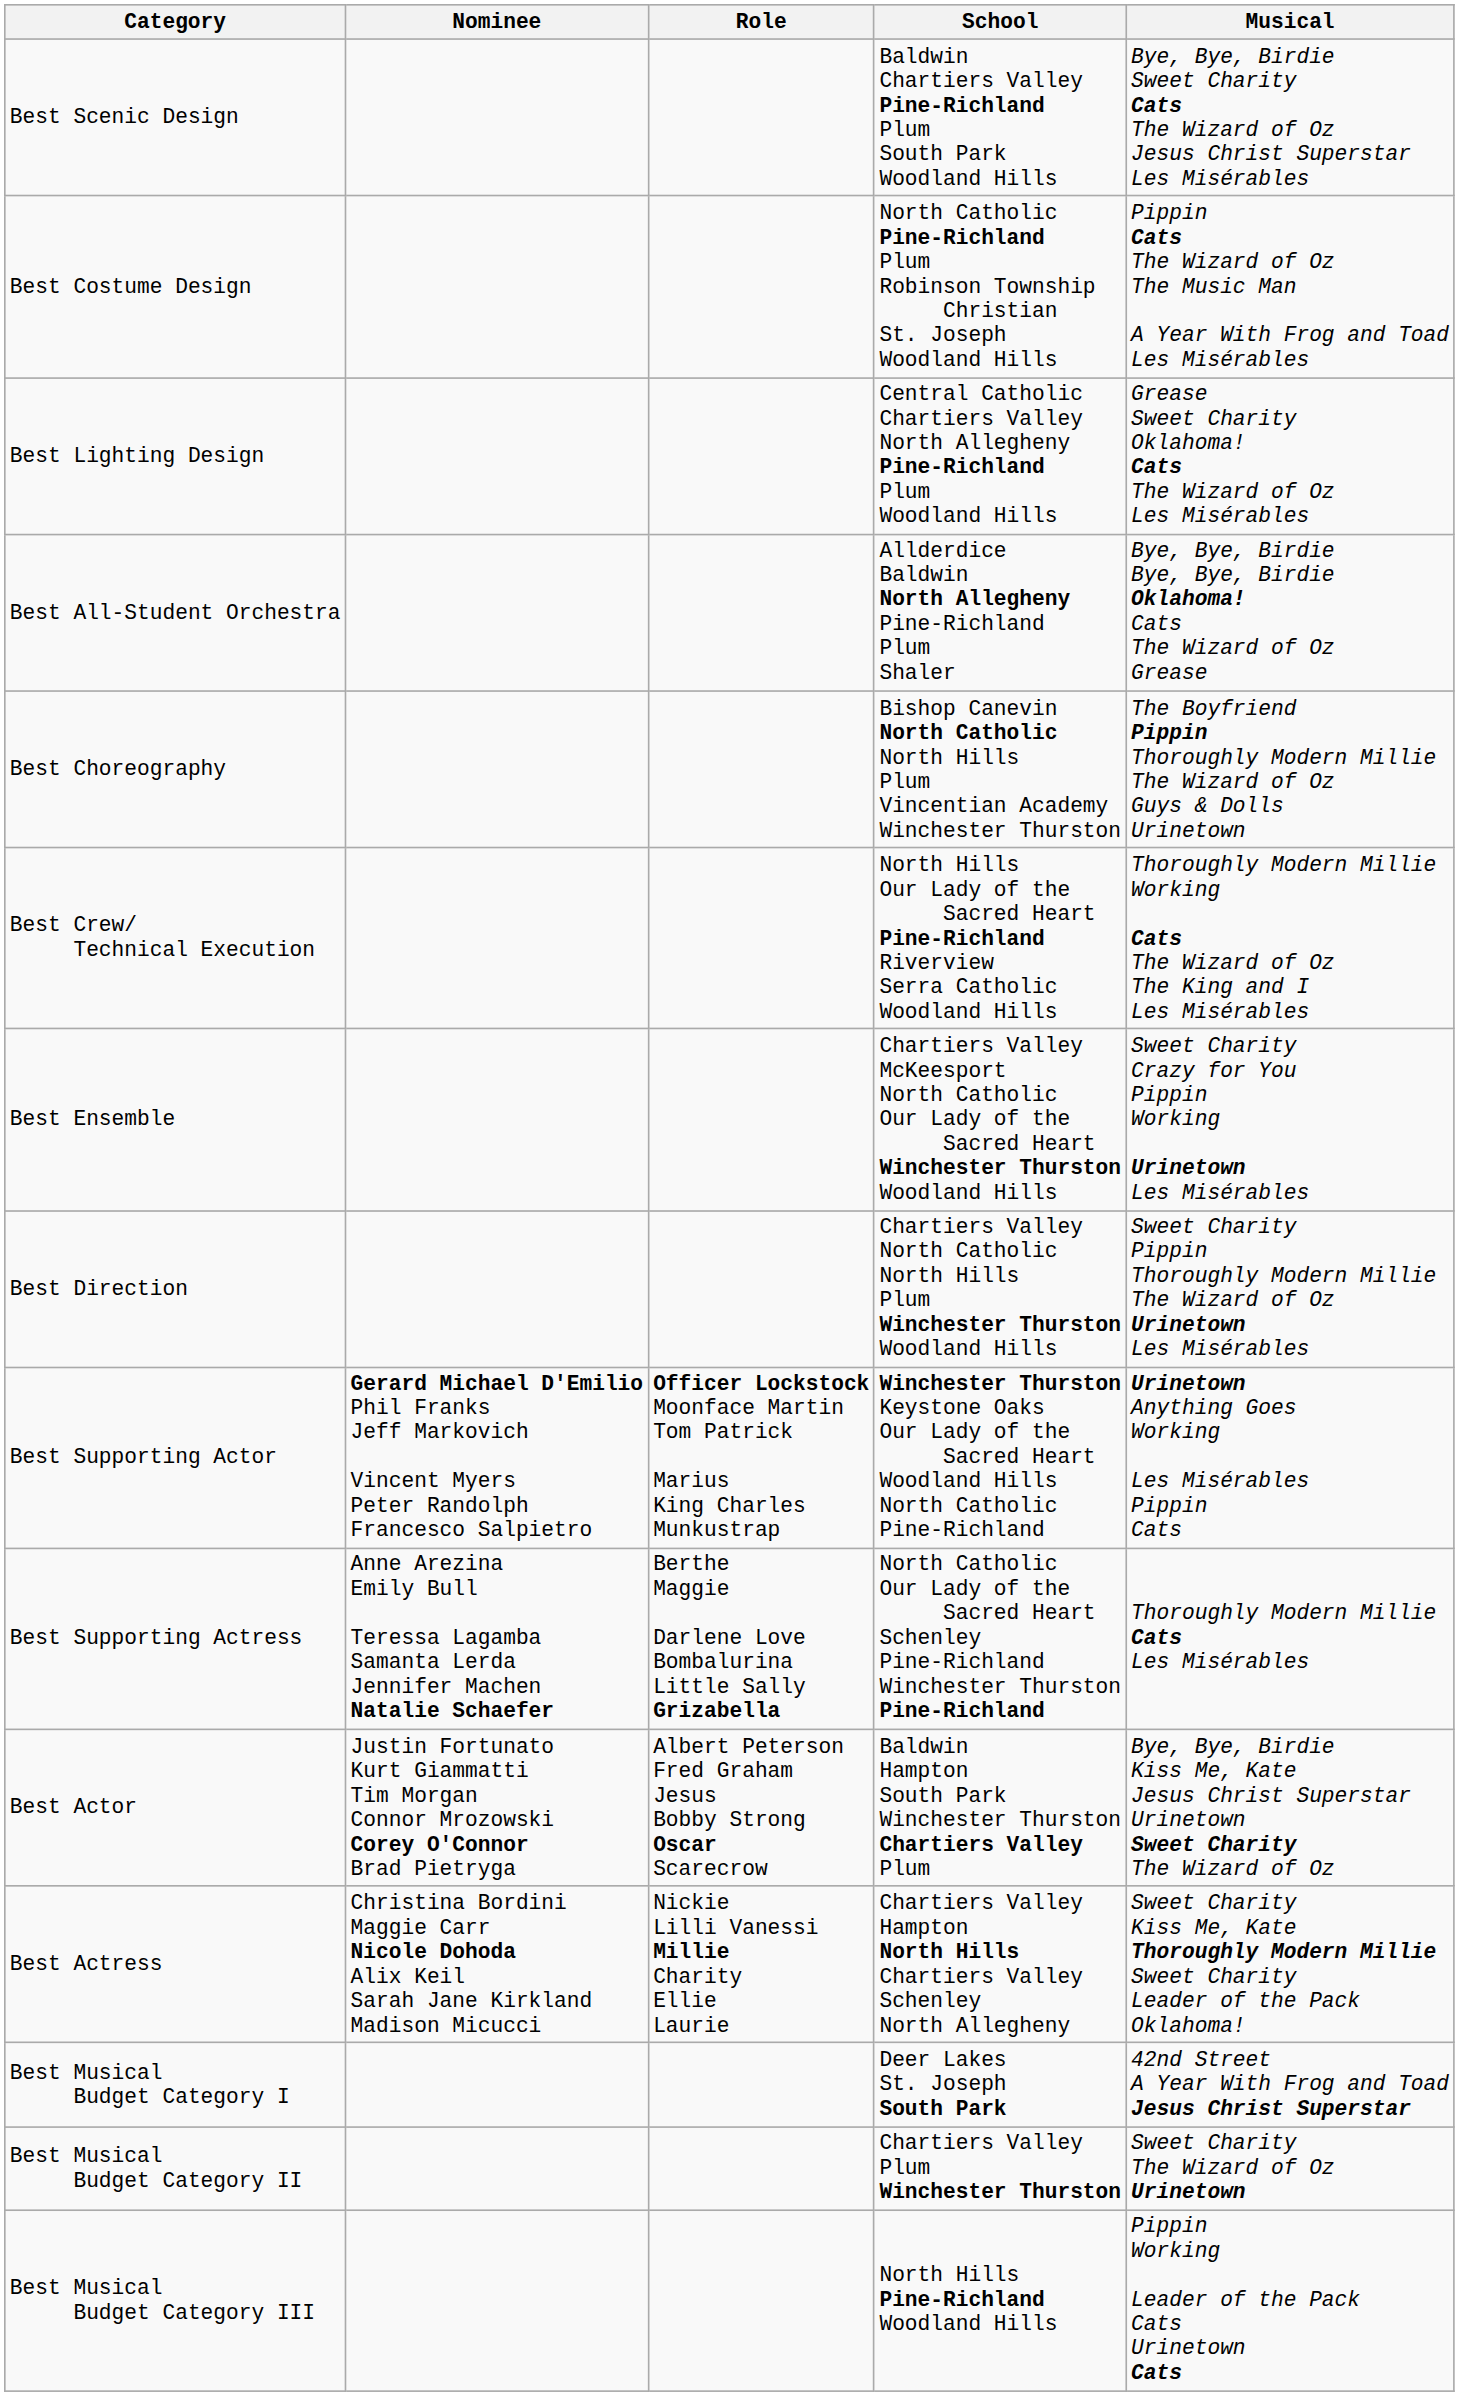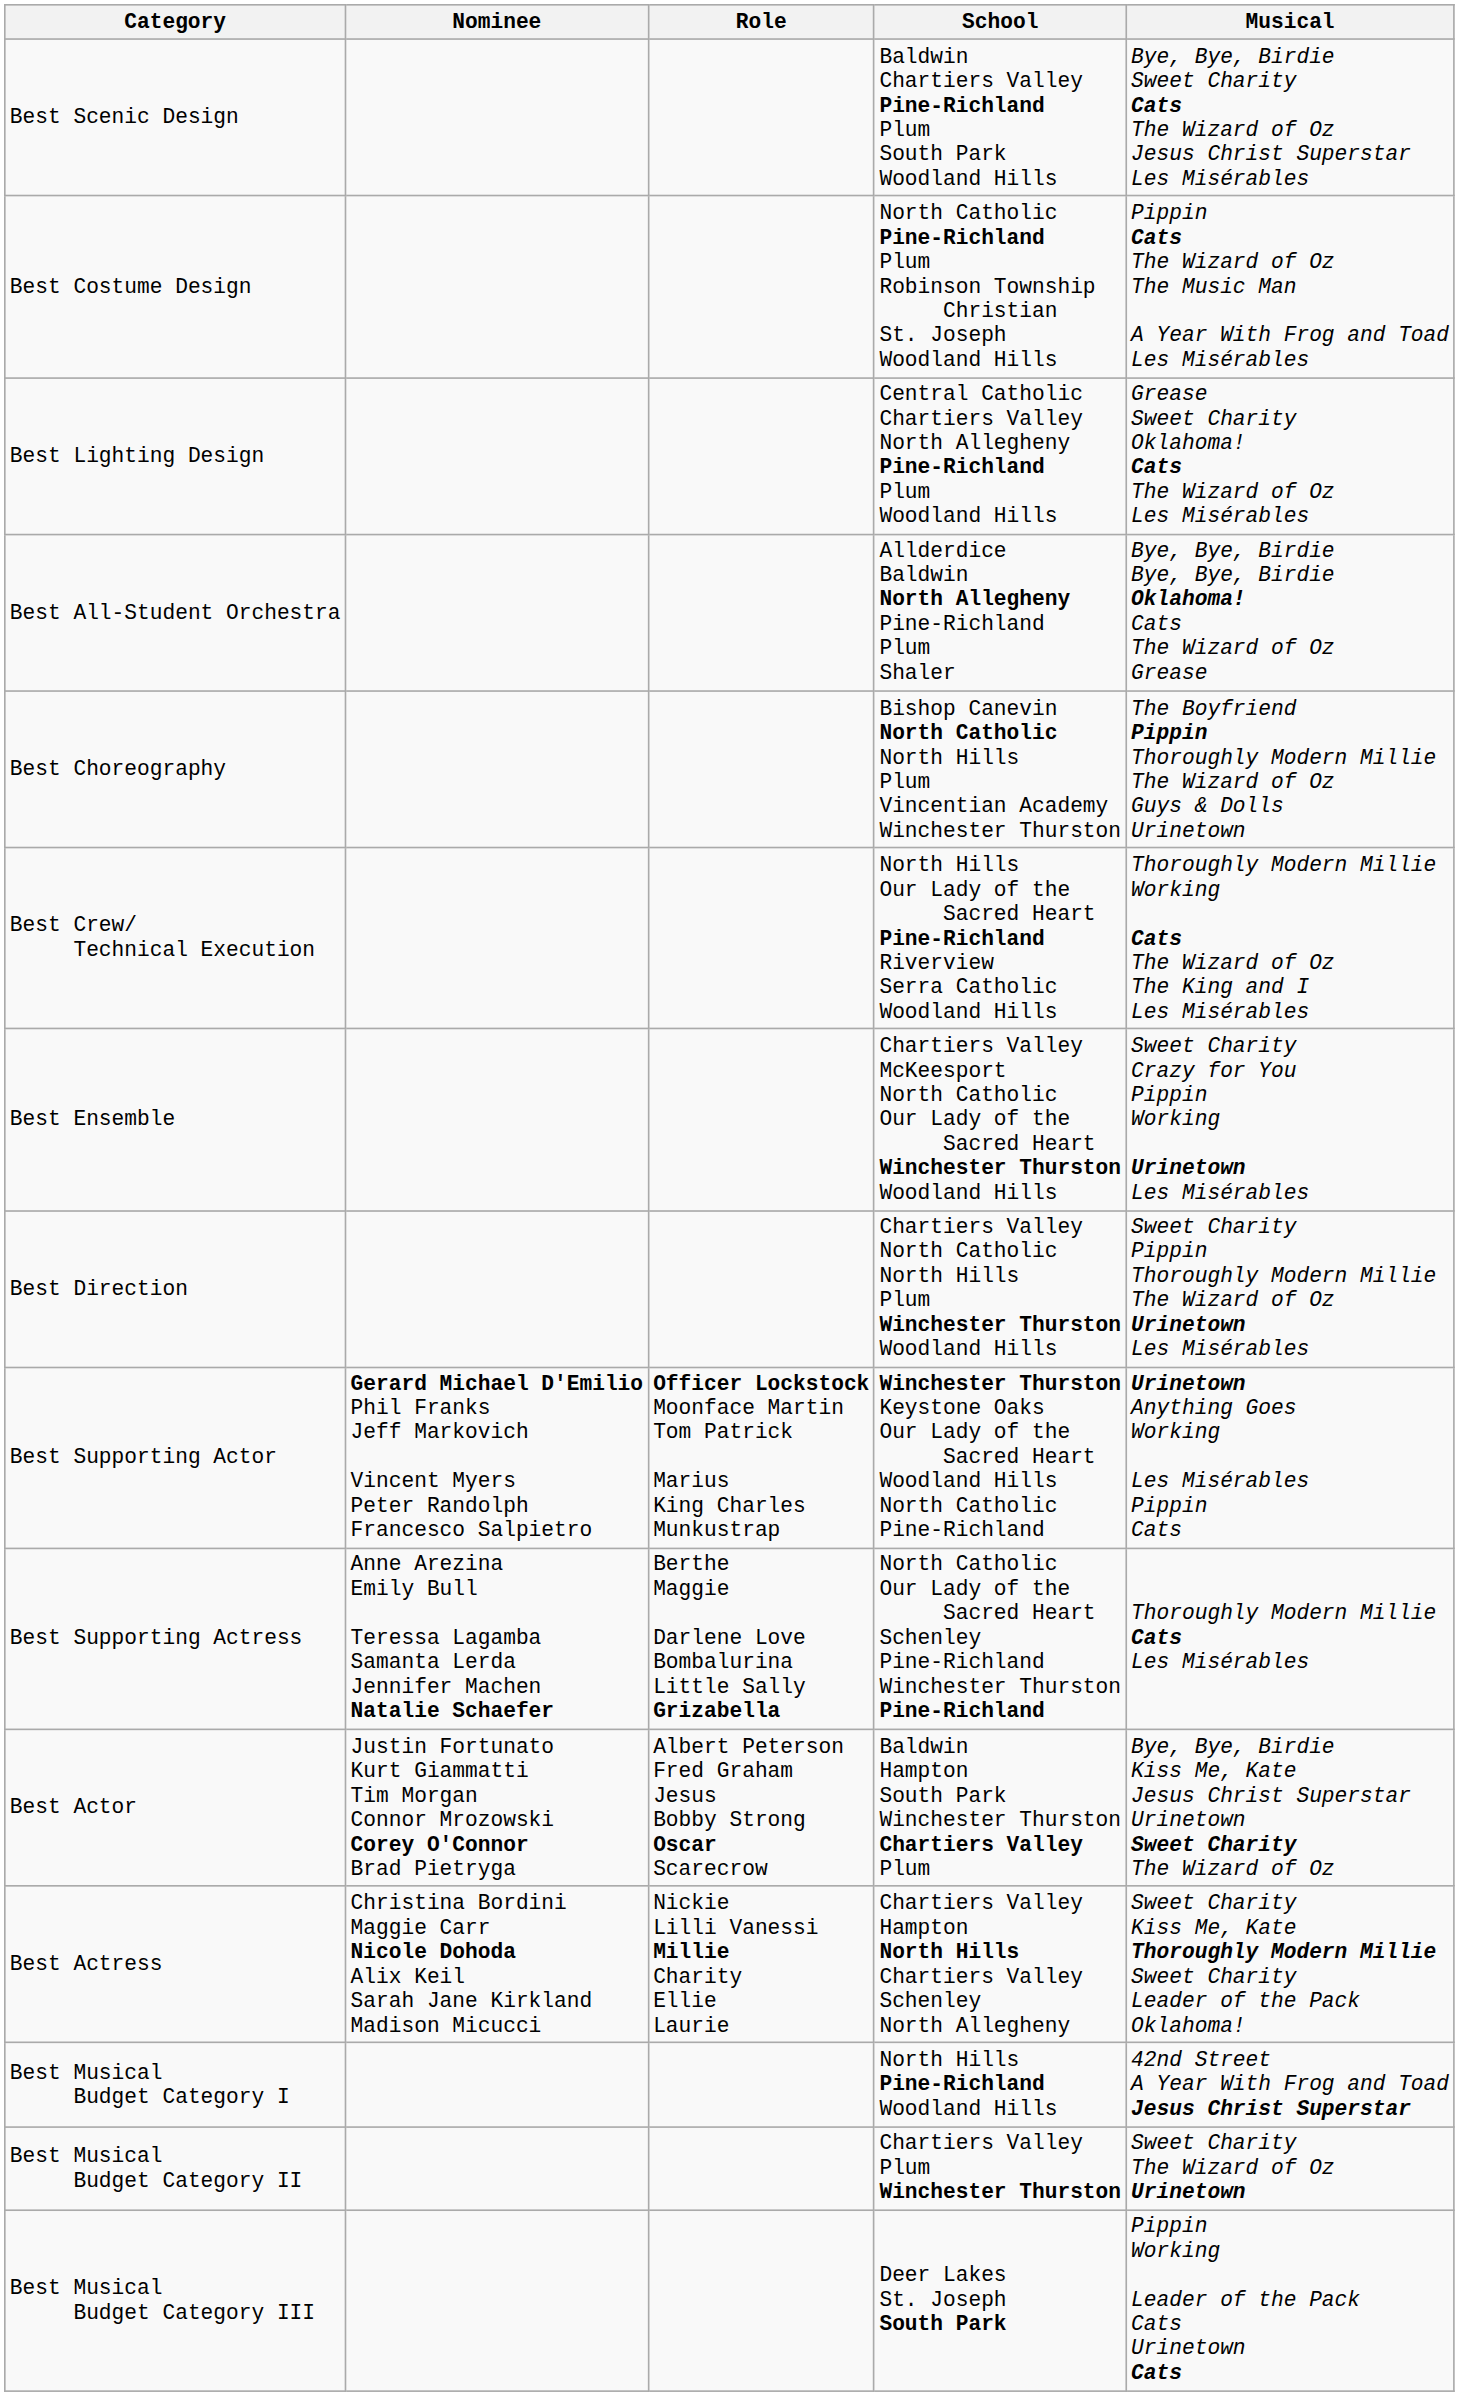(943, 2085) Deer Lakes St. Joseph South Park -> (968, 2085) North Hills Pine-Richland Woodland Hills
(968, 2301) North Hills Pine-Richland Woodland Hills -> (943, 2301) Deer Lakes St. Joseph South Park
